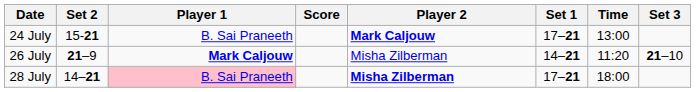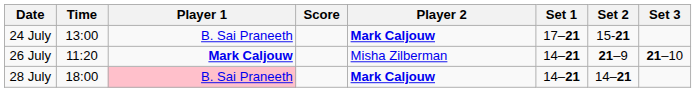columns swapped: (613, 15) <-> (82, 15)
(402, 77) Misha Zilberman -> (393, 77) Mark Caljouw
(561, 77) 17–21 -> (561, 77) 14–21
